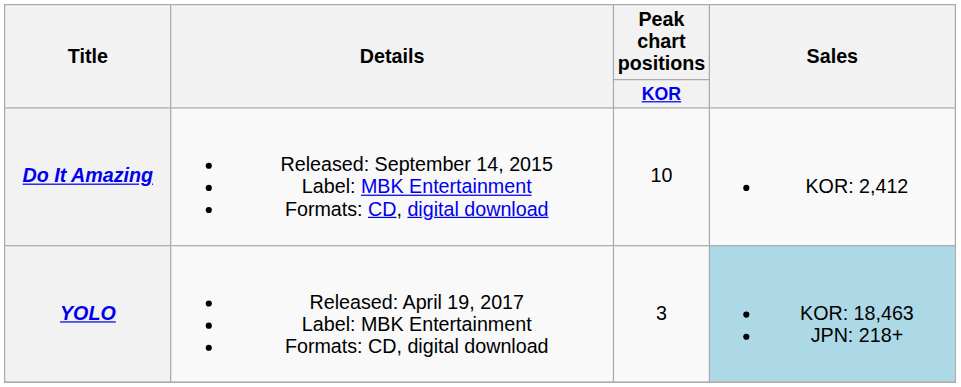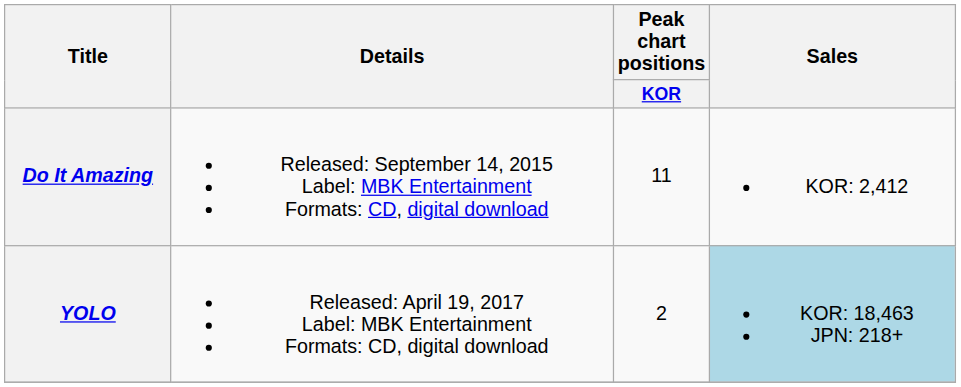(661, 176) 10 -> (661, 176) 11
(661, 313) 3 -> (661, 313) 2
